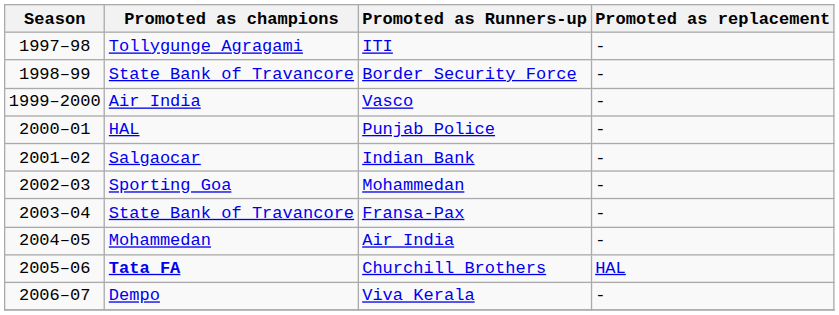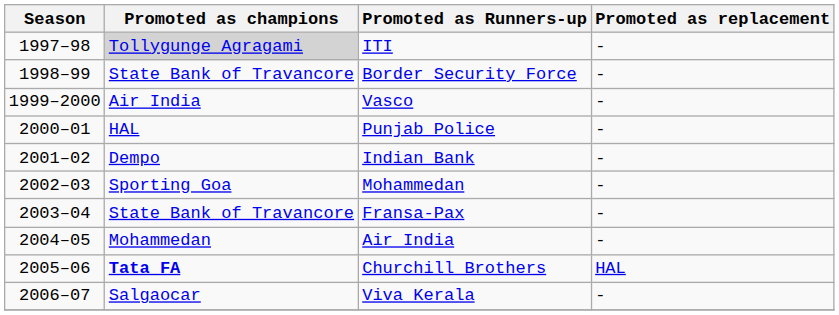(206, 46) no background -> (206, 46) lightgrey background
(155, 157) Salgaocar -> (134, 157) Dempo
(134, 296) Dempo -> (155, 296) Salgaocar
